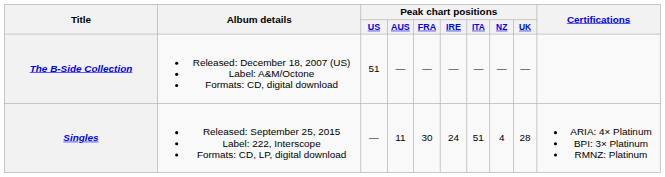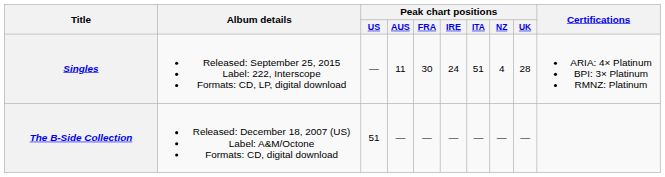rows swapped: (81, 68) <-> (81, 137)
